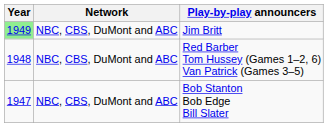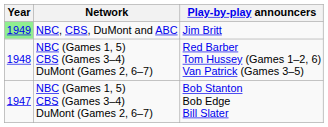(107, 59) NBC, CBS, DuMont and ABC -> (94, 59) NBC (Games 1, 5) CBS (Games 3–4) DuMont (Games 2, 6–7)
(107, 101) NBC, CBS, DuMont and ABC -> (94, 101) NBC (Games 1, 5) CBS (Games 3–4) DuMont (Games 2, 6–7)
